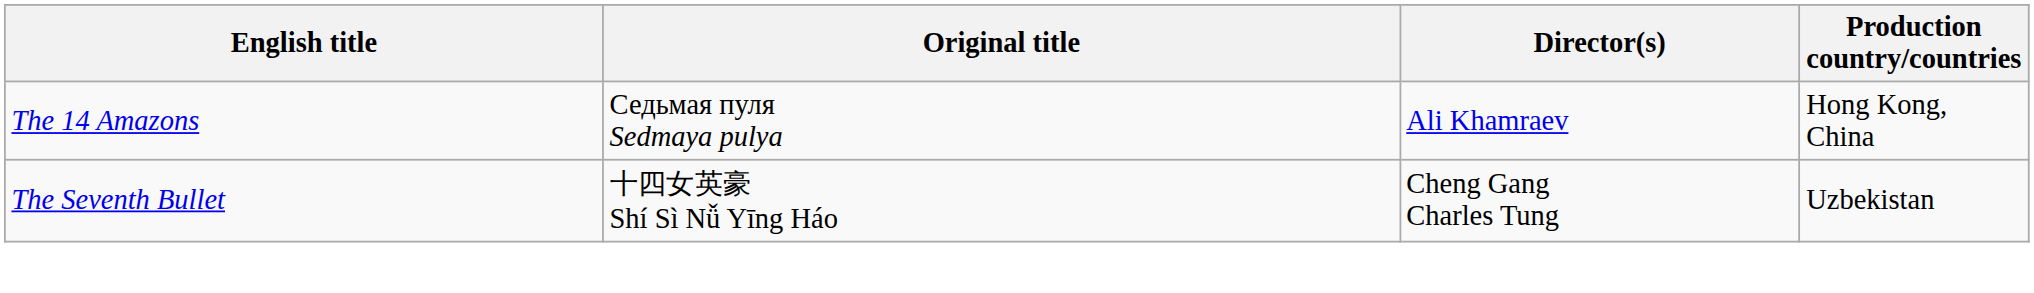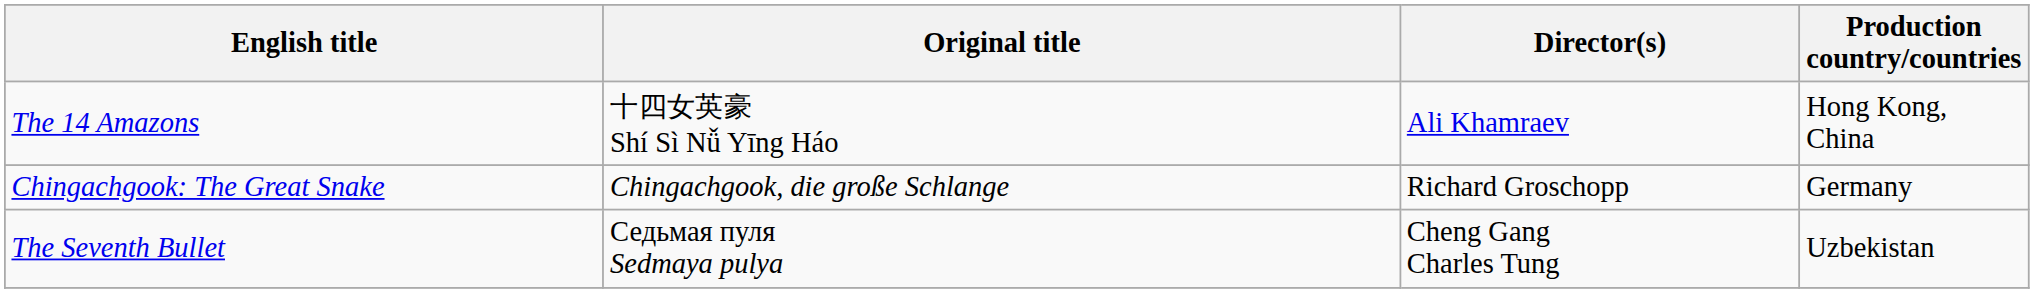(696, 120) Седьмая пуля Sedmaya pulya -> (724, 123) 十四女英豪 Shí Sì Nǚ Yīng Háo
+ row: (198, 186)
(724, 201) 十四女英豪 Shí Sì Nǚ Yīng Háo -> (697, 248) Седьмая пуля Sedmaya pulya
